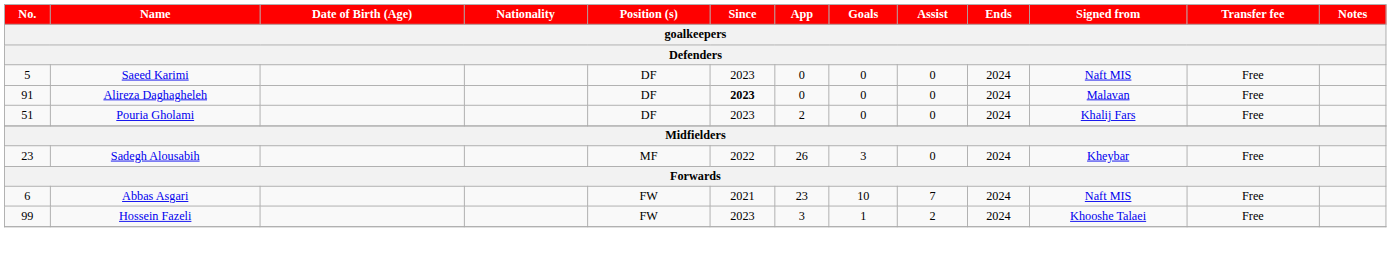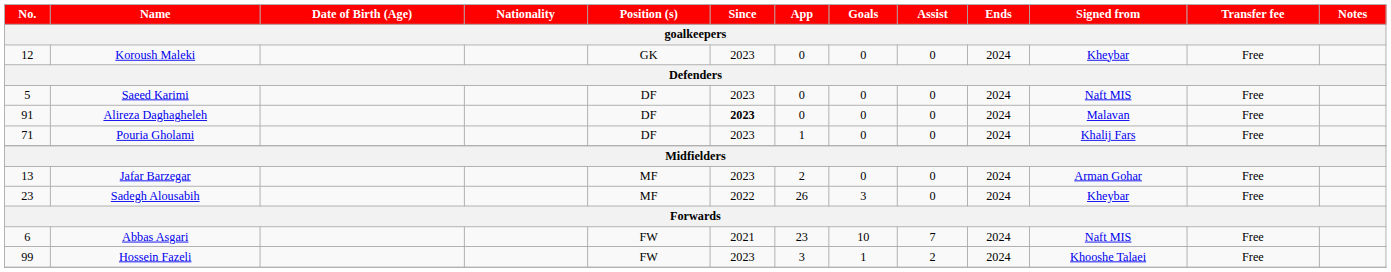+ row: (155, 54)
(27, 115) 51 -> (27, 135) 71
(802, 115) 2 -> (802, 135) 1
+ row: (155, 175)
